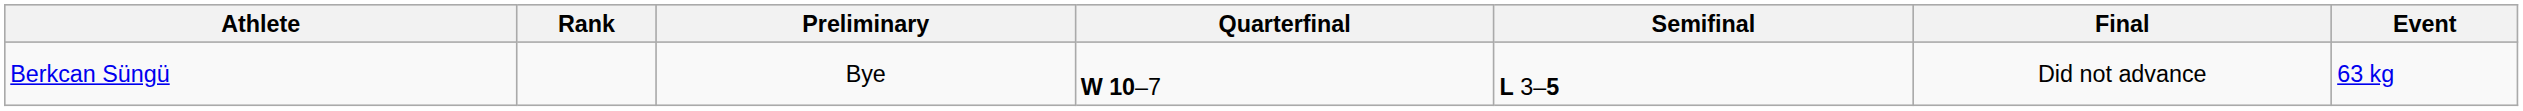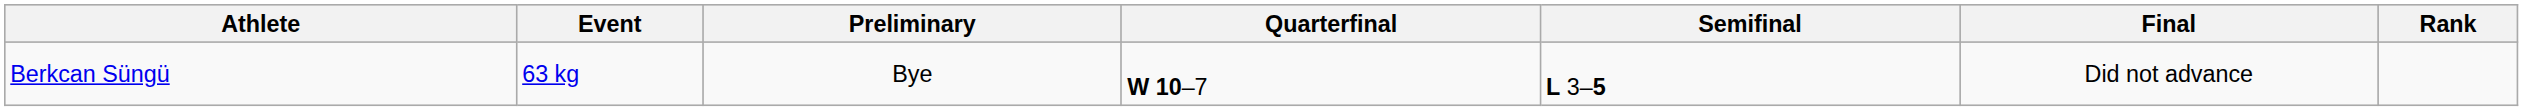columns swapped: (2425, 24) <-> (587, 24)
